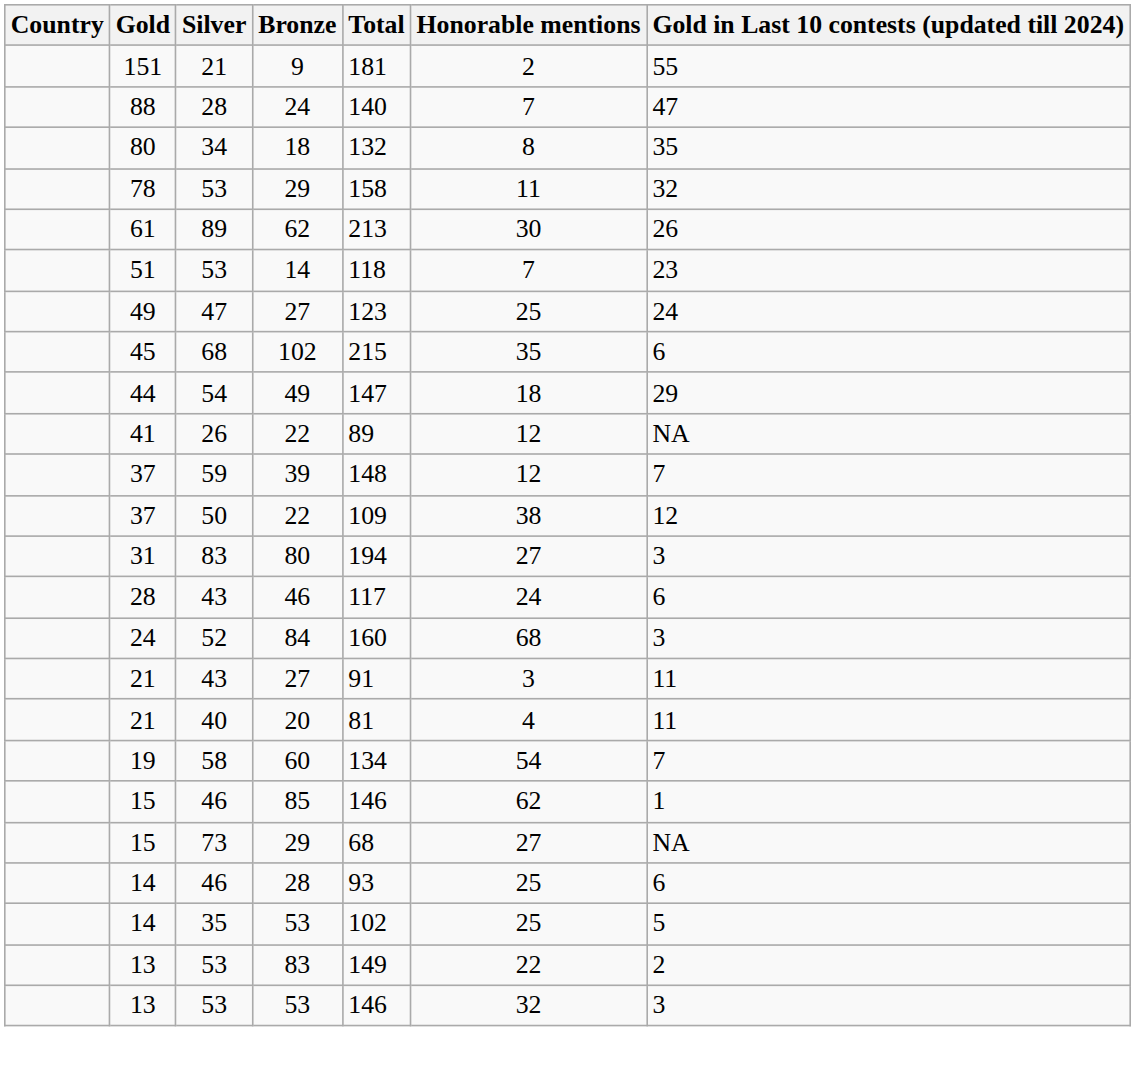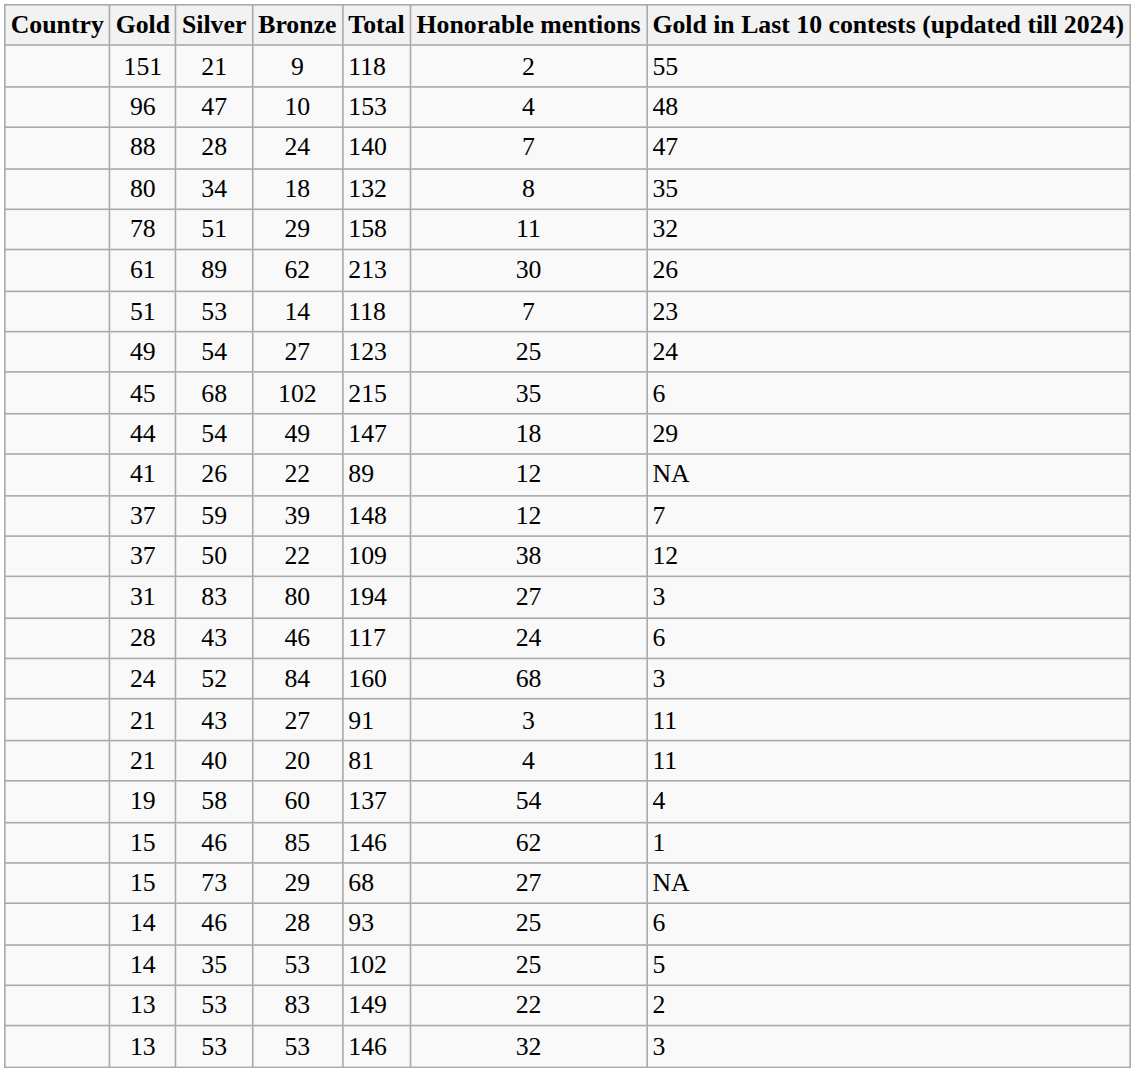(368, 65) 181 -> (367, 65) 118
+ row: (143, 106)
(214, 188) 53 -> (214, 229) 51
(214, 310) 47 -> (214, 351) 54
(368, 760) 134 -> (368, 801) 137
(659, 760) 7 -> (659, 801) 4
